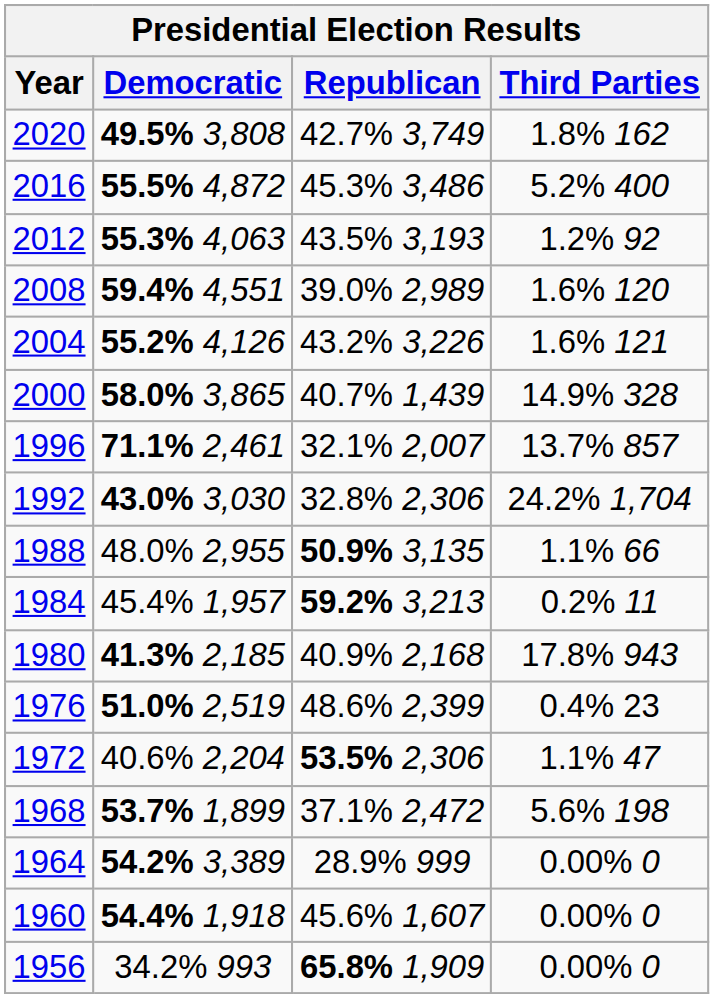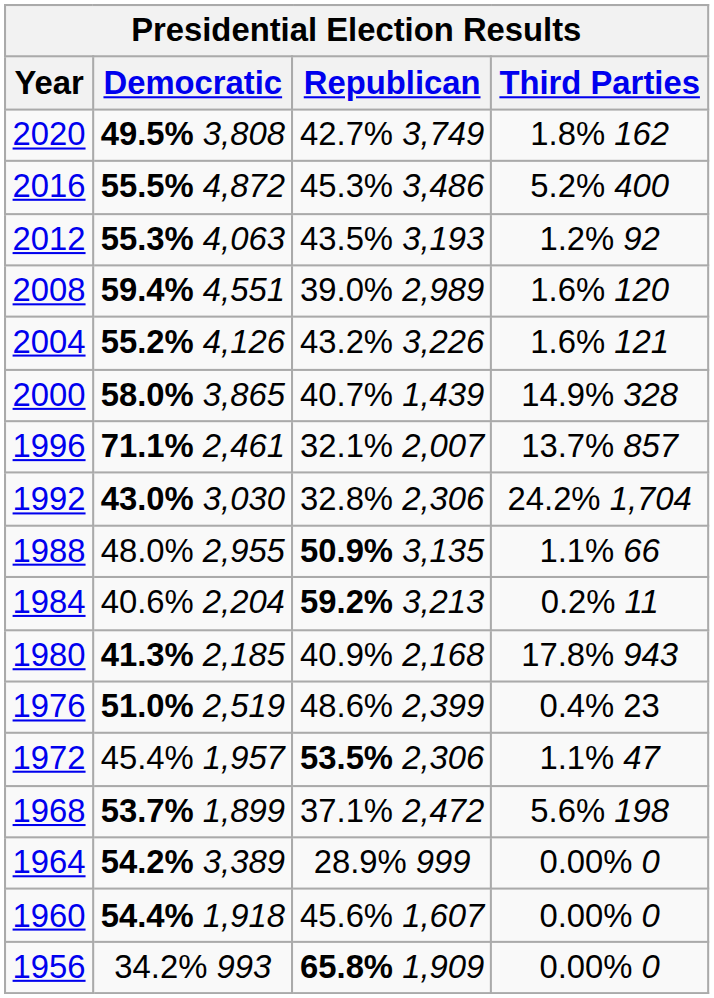(193, 602) 45.4% 1,957 -> (193, 602) 40.6% 2,204
(193, 758) 40.6% 2,204 -> (193, 758) 45.4% 1,957
